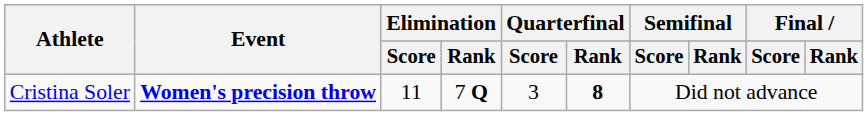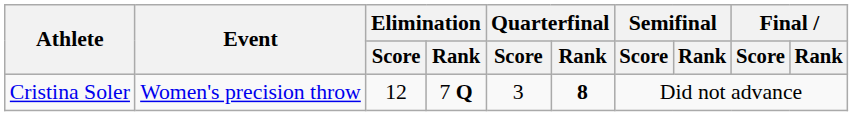(258, 92) bold -> (250, 92) normal
(411, 92) 11 -> (396, 92) 12
